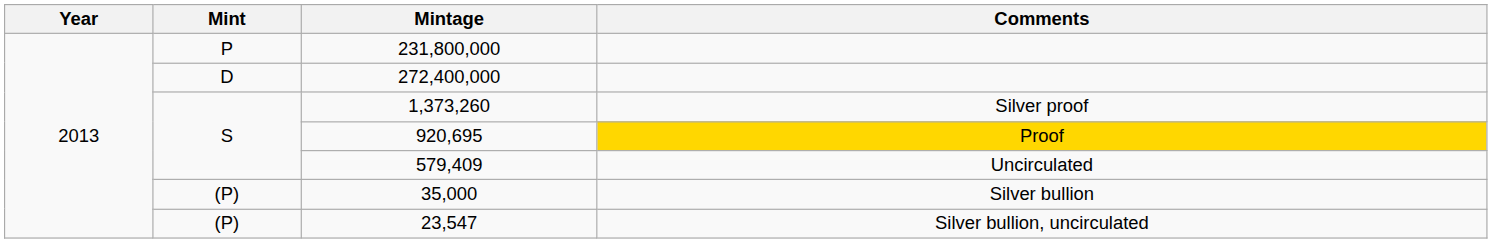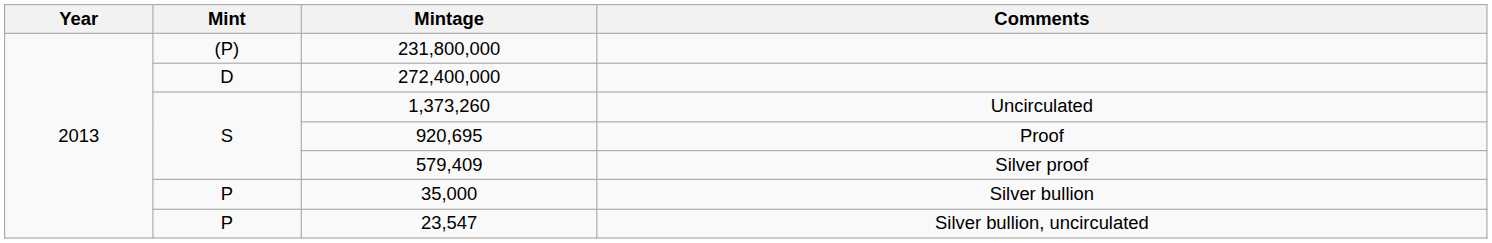(227, 48) P -> (227, 48) (P)
(1042, 106) Silver proof -> (1042, 106) Uncirculated
(1042, 135) gold background -> (1042, 135) no background
(1042, 164) Uncirculated -> (1042, 164) Silver proof
(227, 194) (P) -> (227, 194) P
(227, 223) (P) -> (227, 223) P
